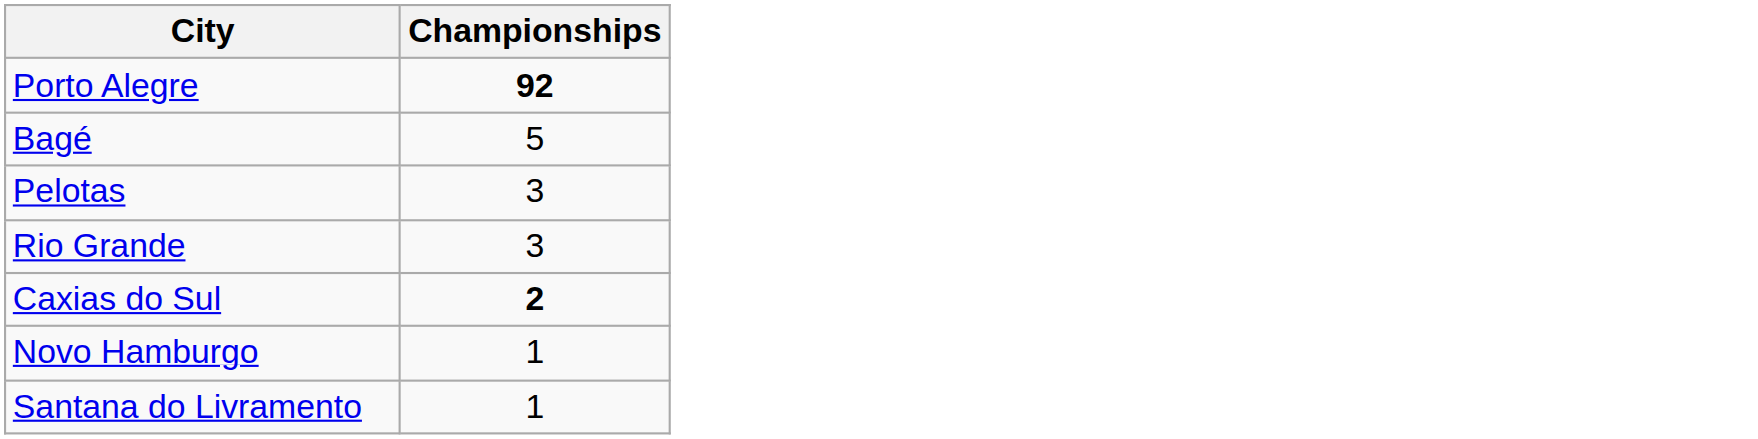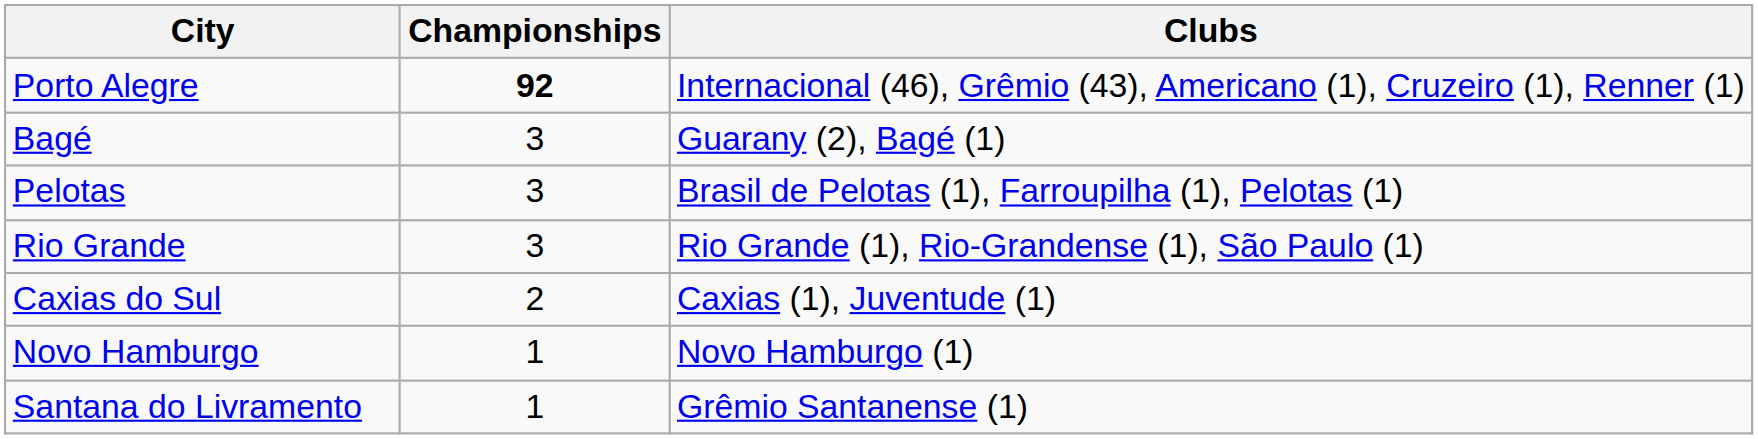+ column: (1211, 31)
(535, 138) 5 -> (535, 138) 3
(535, 298) bold -> (535, 298) normal
